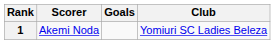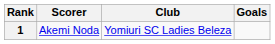columns swapped: (204, 13) <-> (120, 13)
